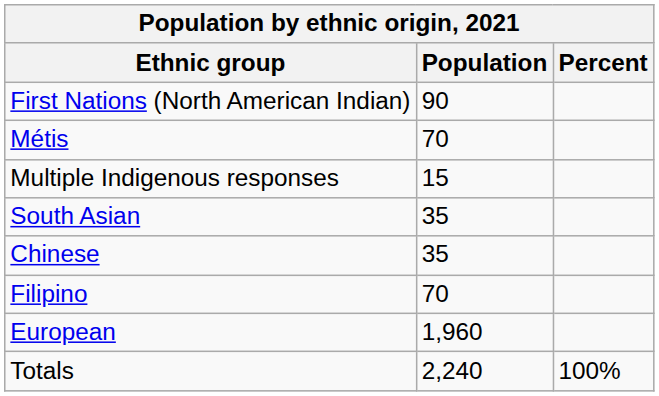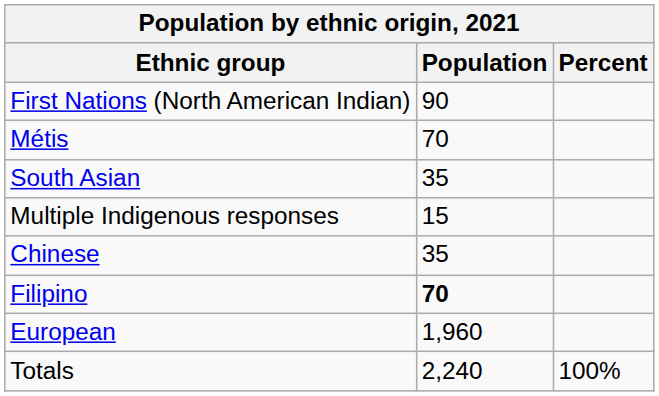rows swapped: (175, 178) <-> (75, 216)
(435, 293) normal -> (435, 293) bold
